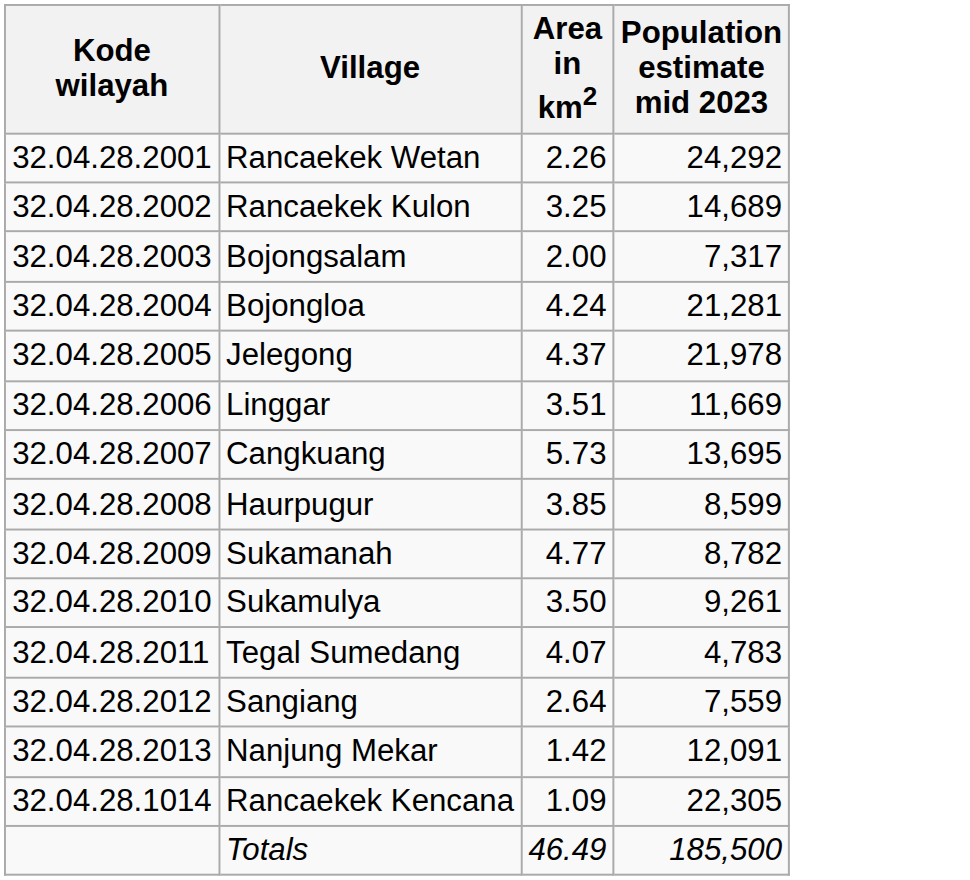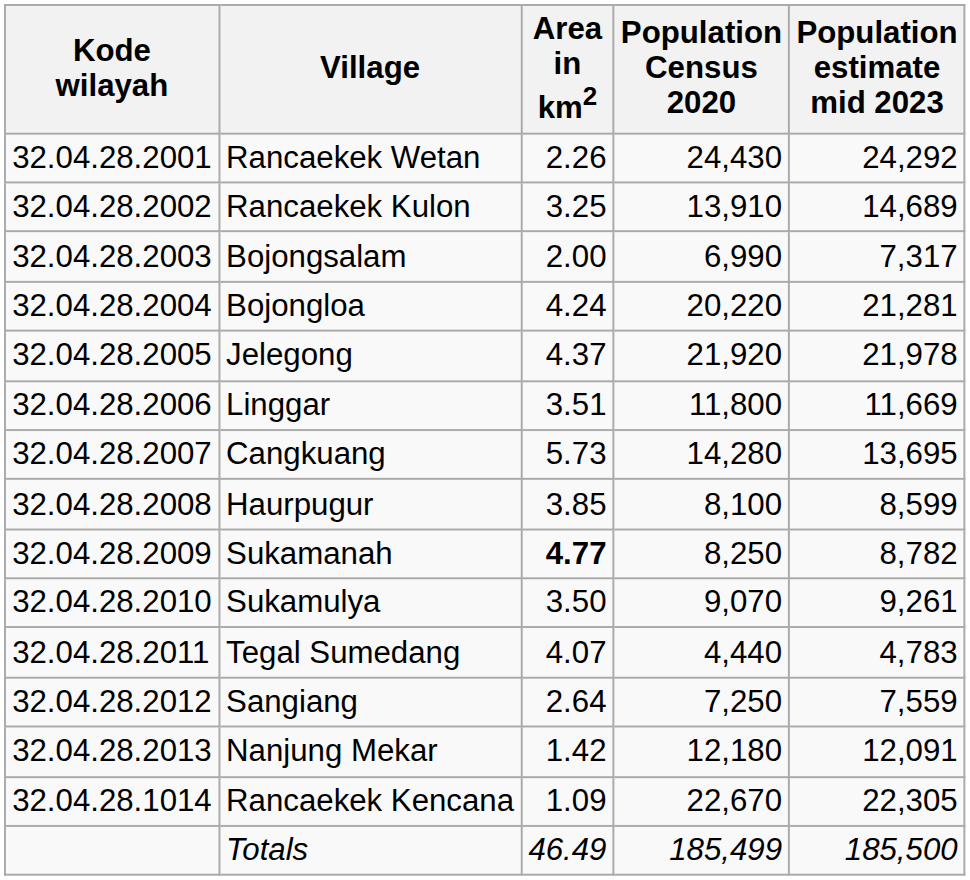+ column: (701, 68)
(576, 553) normal -> (576, 553) bold
